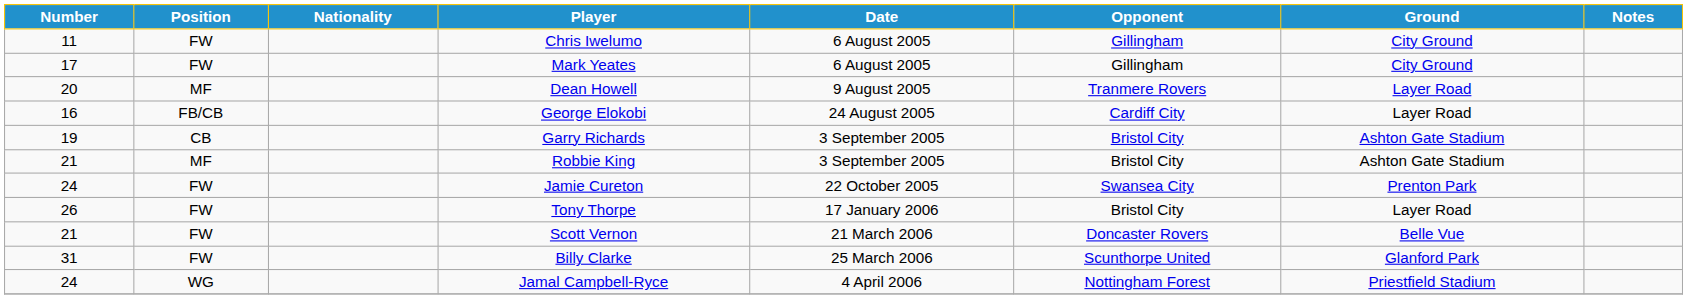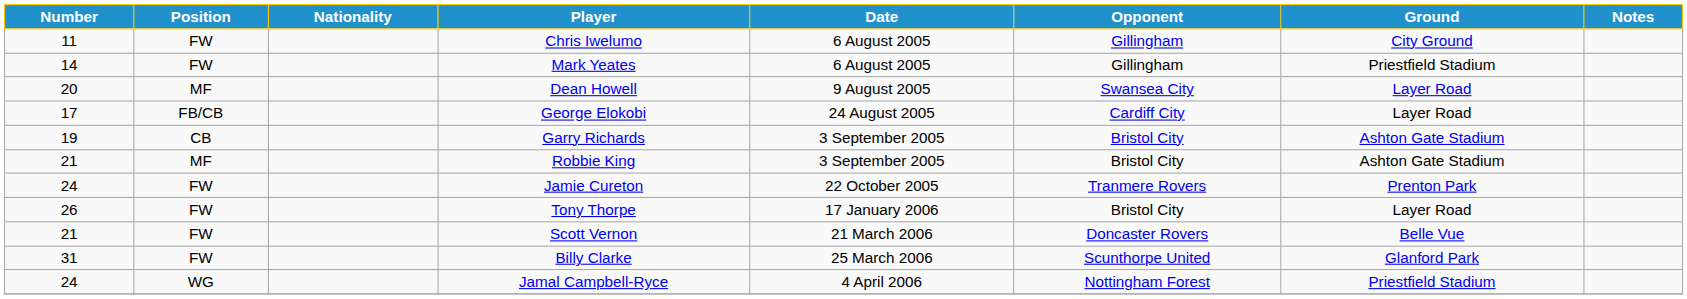(69, 65) 17 -> (69, 65) 14
(1432, 65) City Ground -> (1432, 65) Priestfield Stadium
(1147, 89) Tranmere Rovers -> (1147, 89) Swansea City
(69, 113) 16 -> (69, 113) 17
(1147, 186) Swansea City -> (1147, 186) Tranmere Rovers
